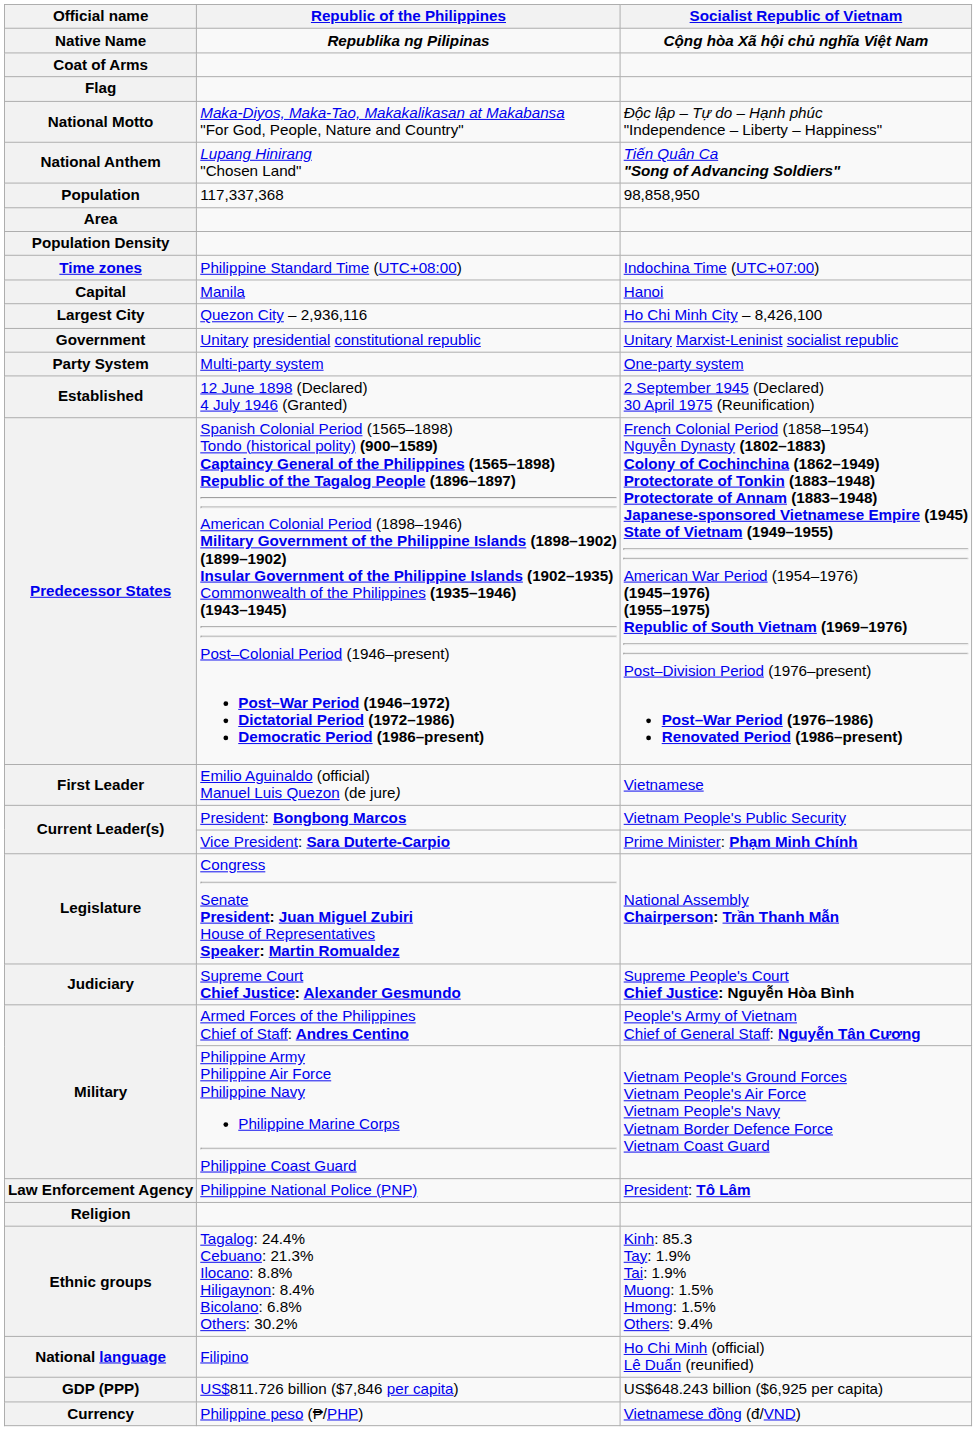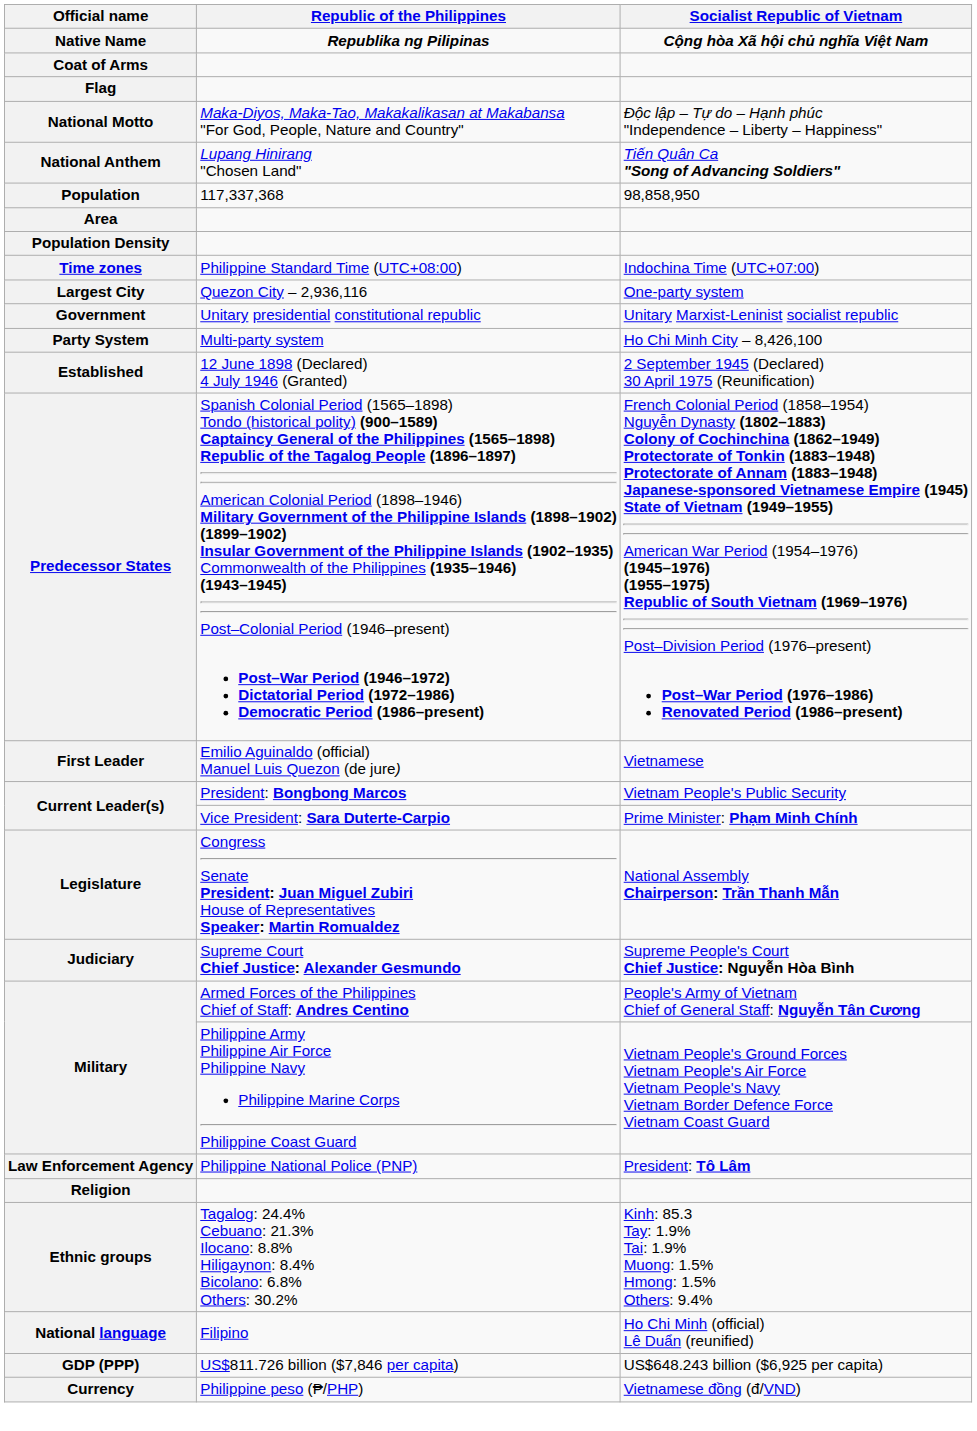- row: (101, 291)
(723, 315) Ho Chi Minh City – 8,426,100 -> (684, 291) One-party system
(684, 364) One-party system -> (723, 340) Ho Chi Minh City – 8,426,100
